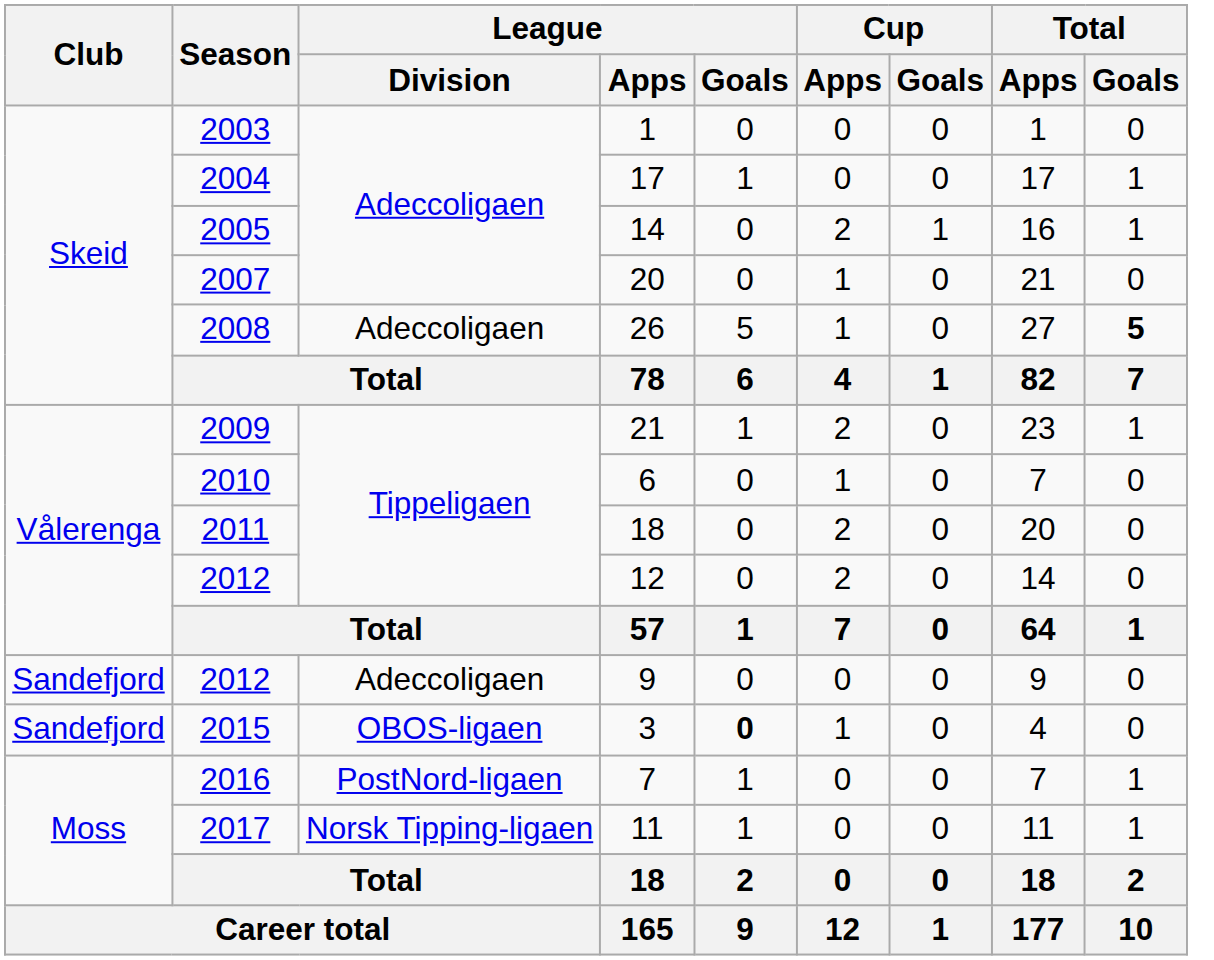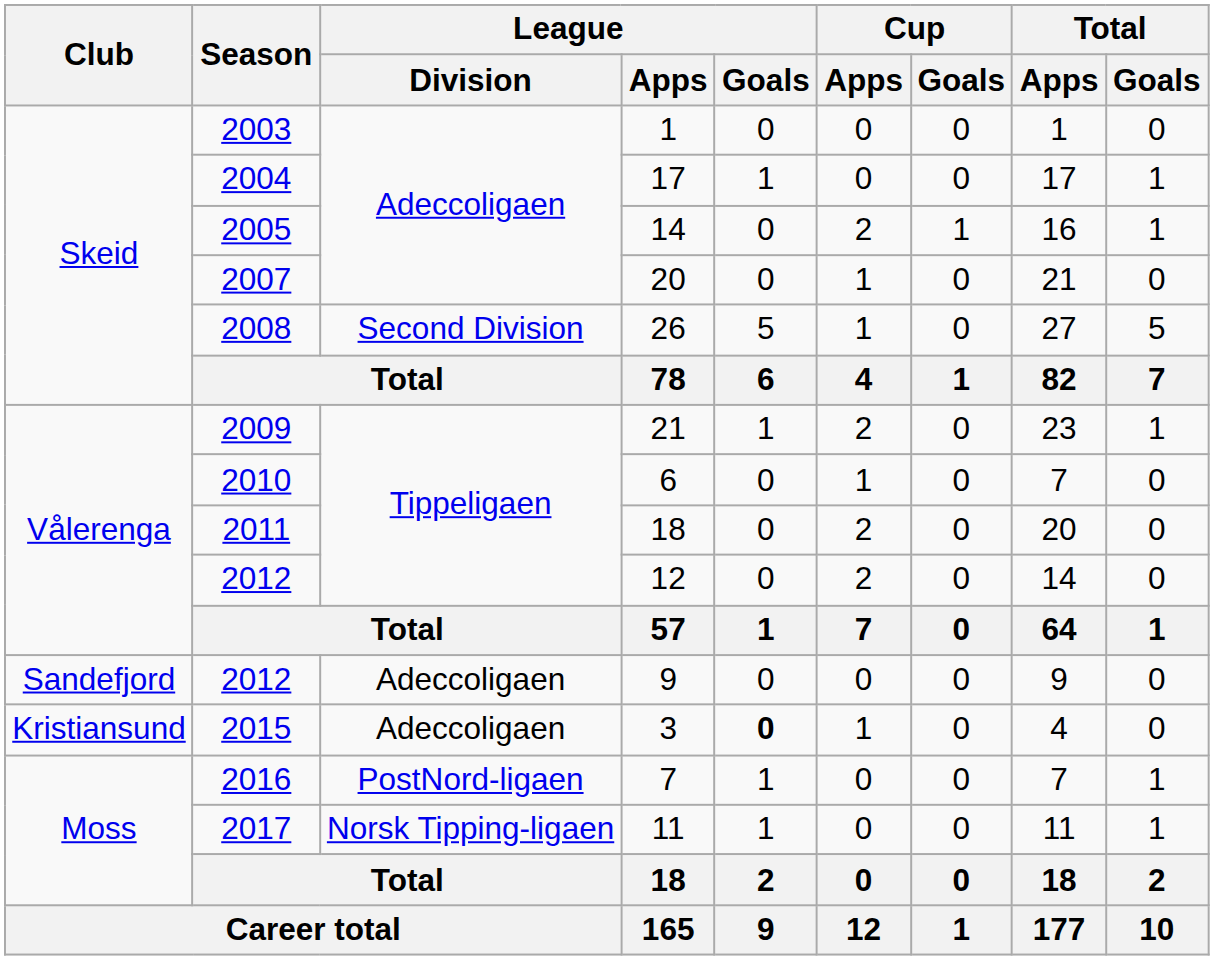(450, 329) Adeccoligaen -> (471, 329) Second Division
(1136, 329) bold -> (1157, 329) normal
(88, 729) Sandefjord -> (99, 729) Kristiansund
(450, 729) OBOS-ligaen -> (471, 729) Adeccoligaen
